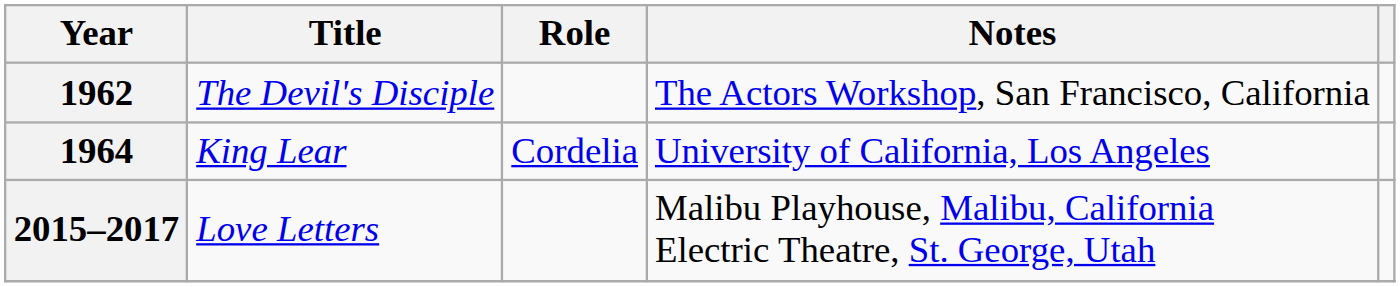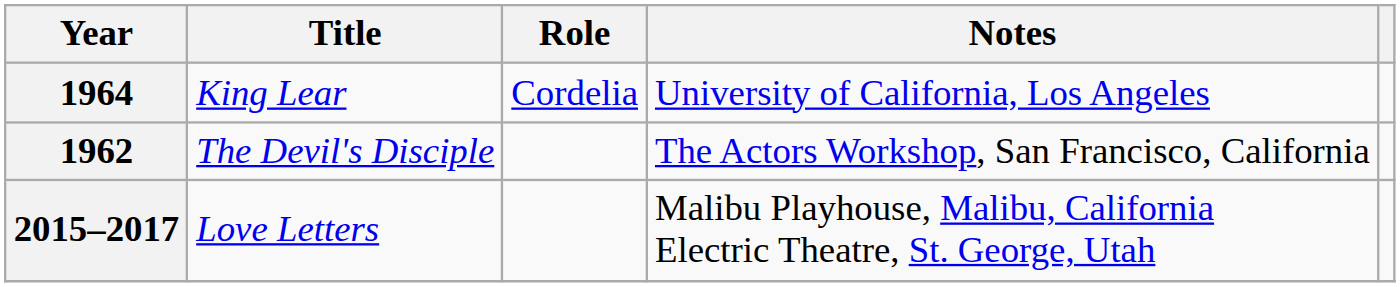rows swapped: (96, 92) <-> (96, 150)
